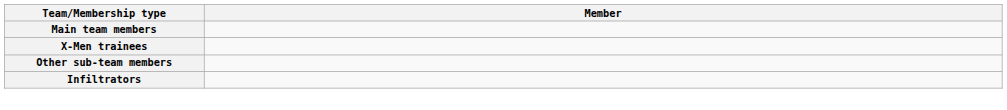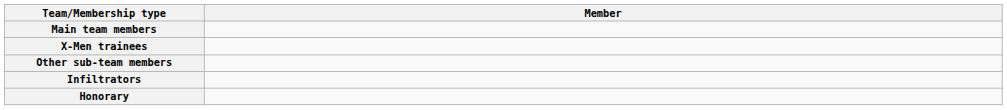+ row: (104, 96)
